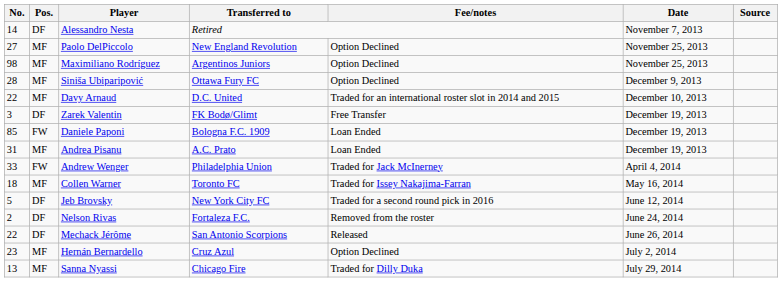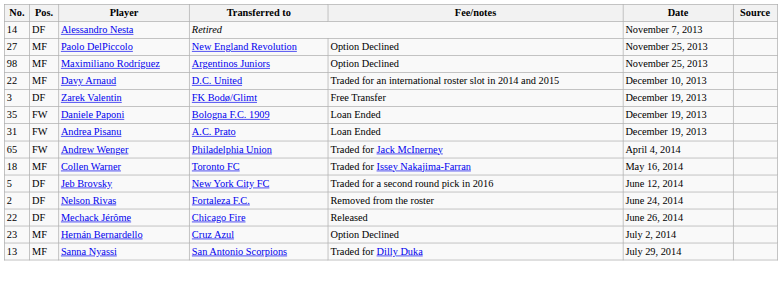- row: (102, 81)
(12, 132) 85 -> (12, 115) 35
(39, 149) MF -> (40, 132) FW
(12, 166) 33 -> (12, 149) 65
(239, 234) San Antonio Scorpions -> (219, 217) Chicago Fire
(219, 268) Chicago Fire -> (239, 251) San Antonio Scorpions
